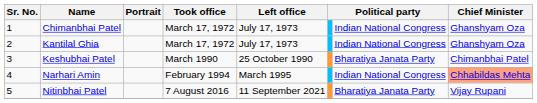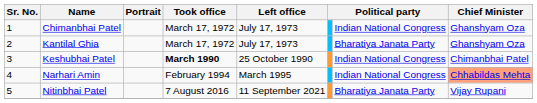(390, 43) Indian National Congress -> (385, 43) Bharatiya Janata Party
(192, 59) normal -> (192, 59) bold
(385, 59) Bharatiya Janata Party -> (390, 59) Indian National Congress
